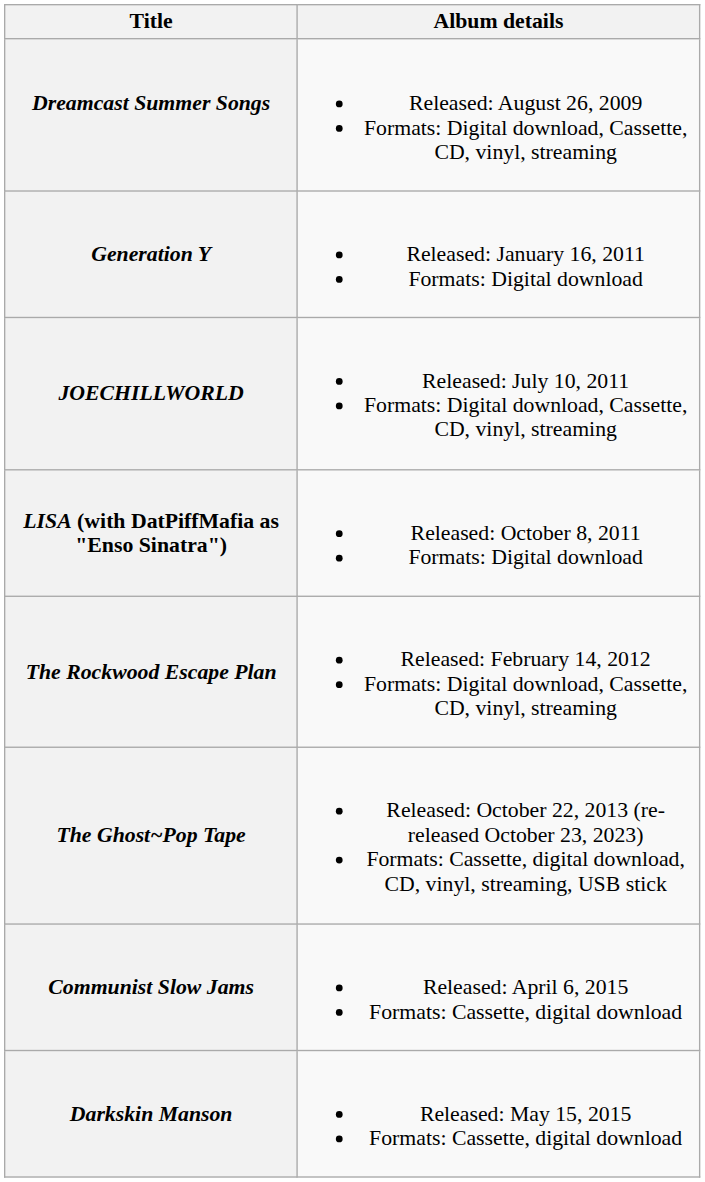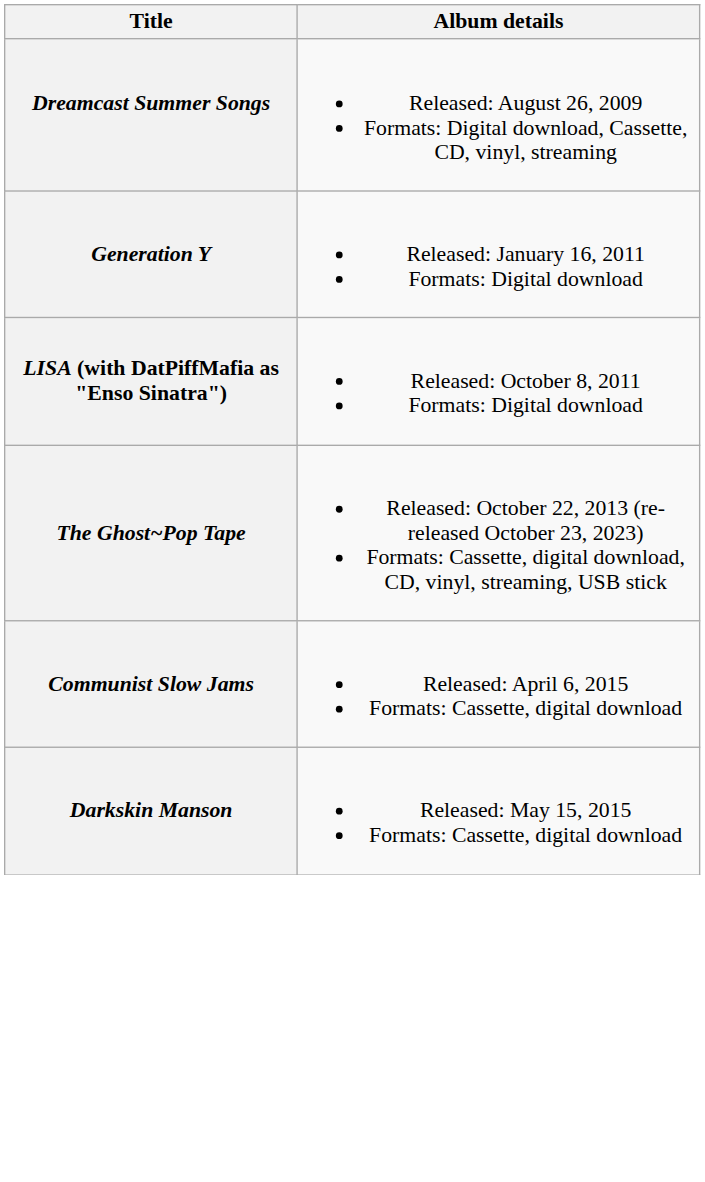- row: (151, 393)
- row: (151, 671)
